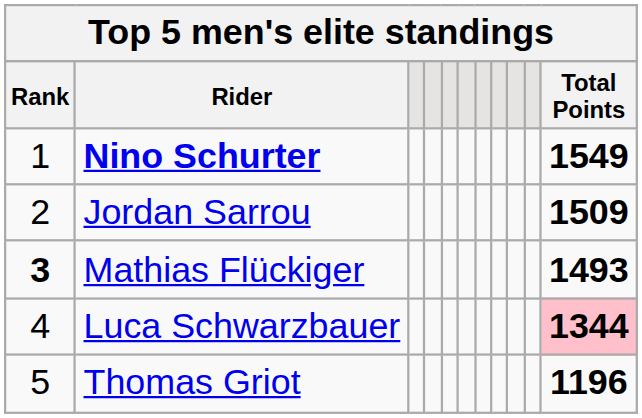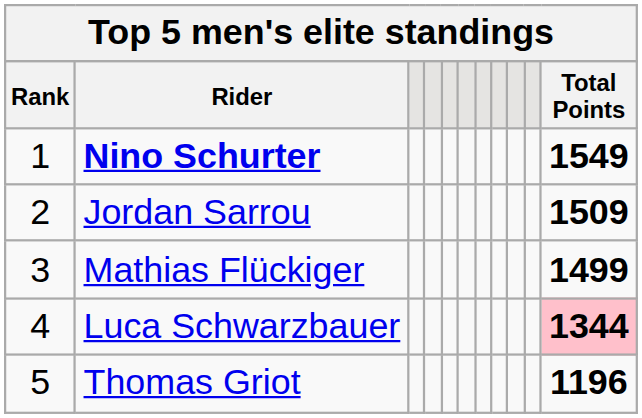(40, 268) bold -> (40, 268) normal
(589, 268) 1493 -> (589, 268) 1499
